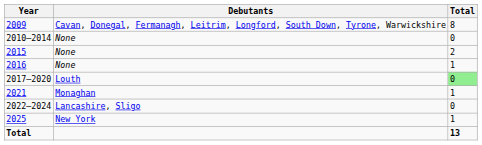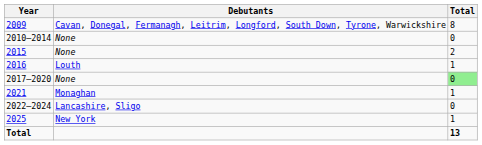(65, 65) None -> (68, 65) Louth
(68, 79) Louth -> (65, 79) None
